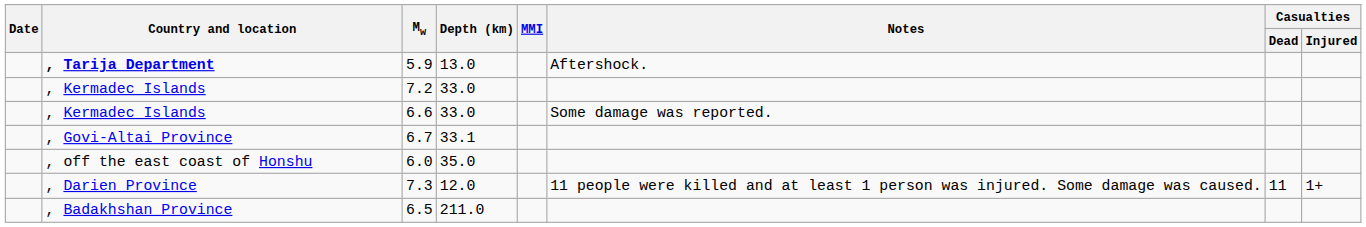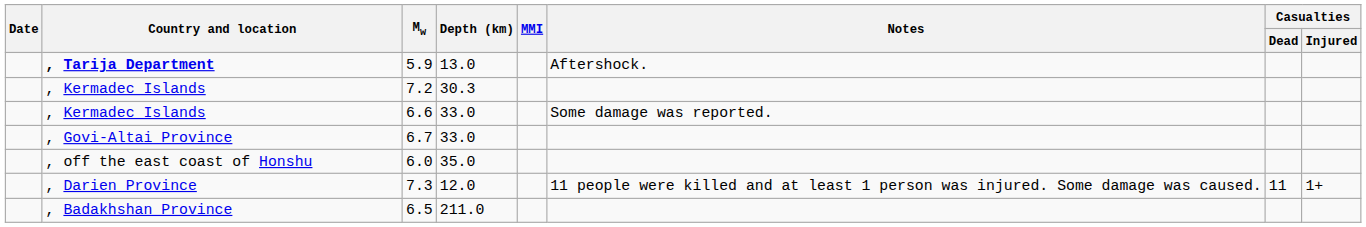(458, 89) 33.0 -> (458, 89) 30.3
(458, 137) 33.1 -> (458, 137) 33.0
